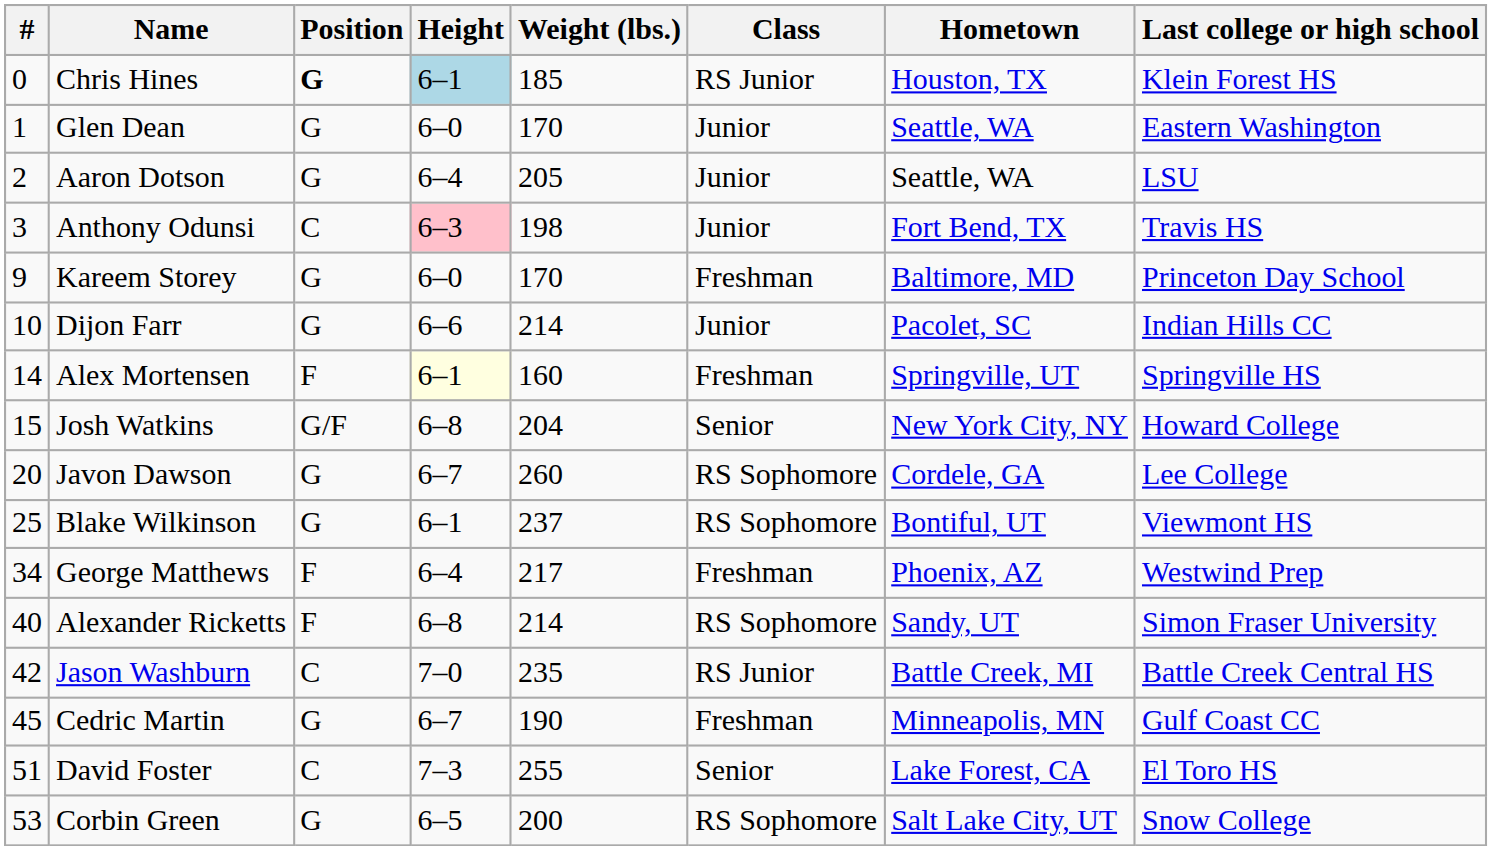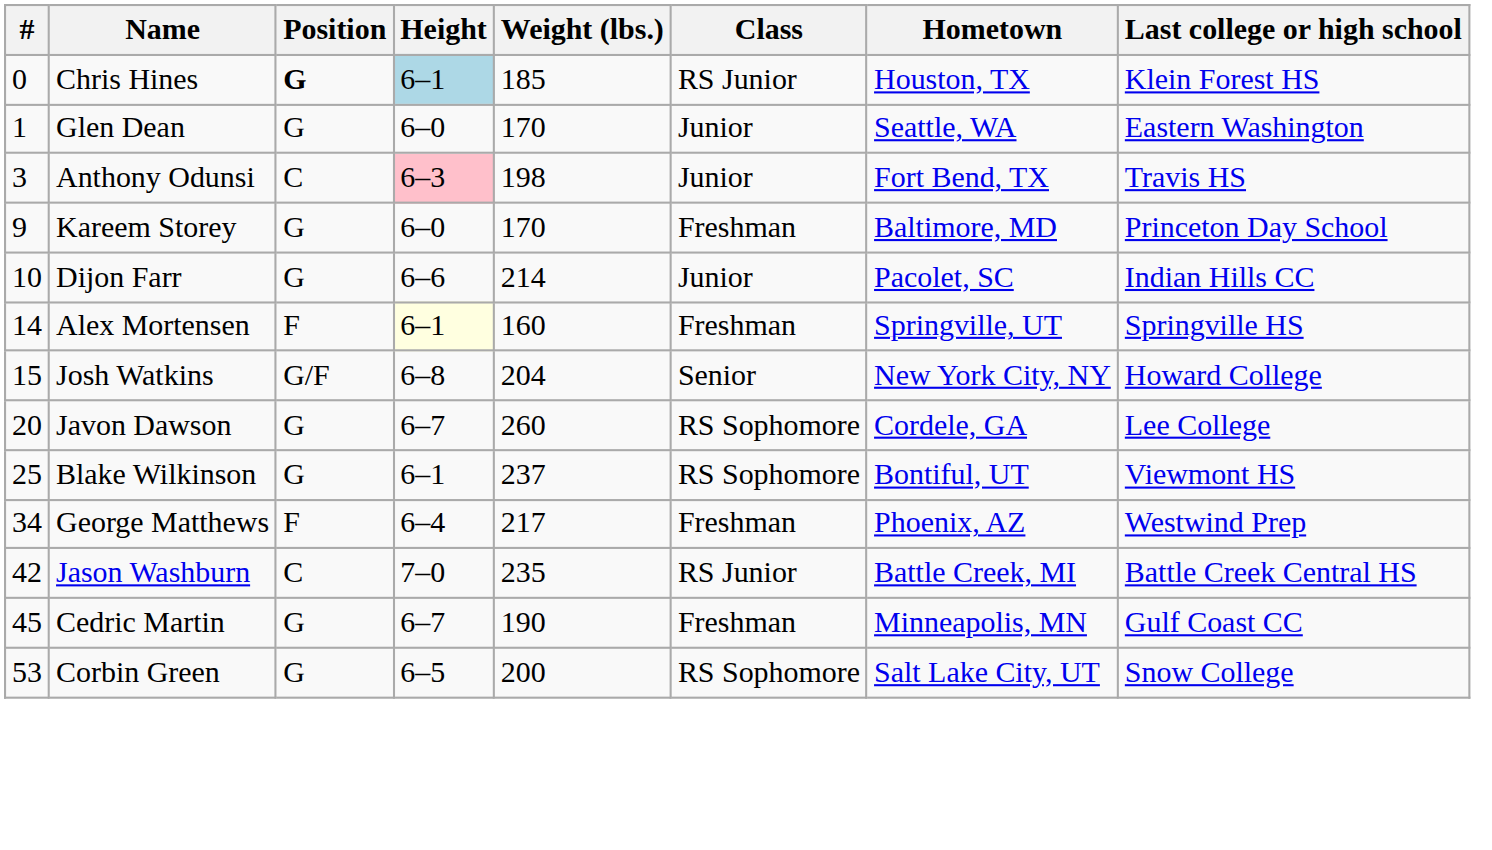- row: (140, 177)
- row: (171, 622)
- row: (134, 770)
